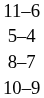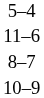rows swapped: (22, 36) <-> (22, 10)
